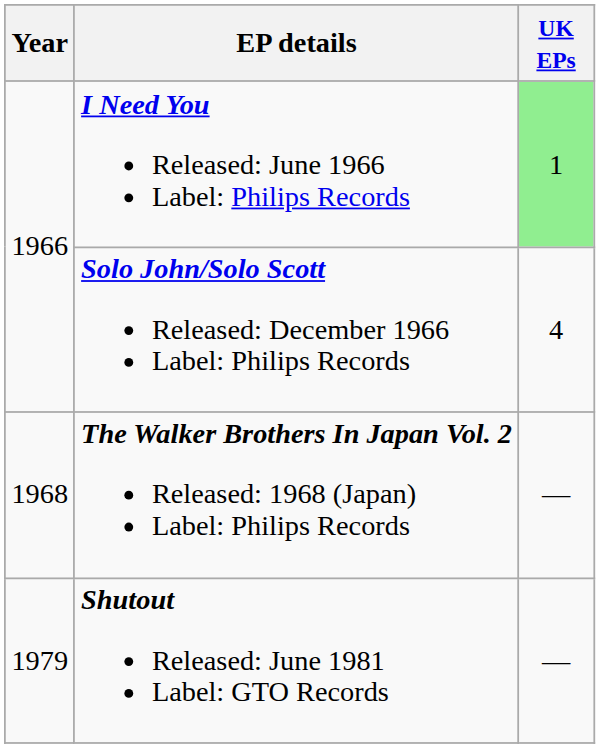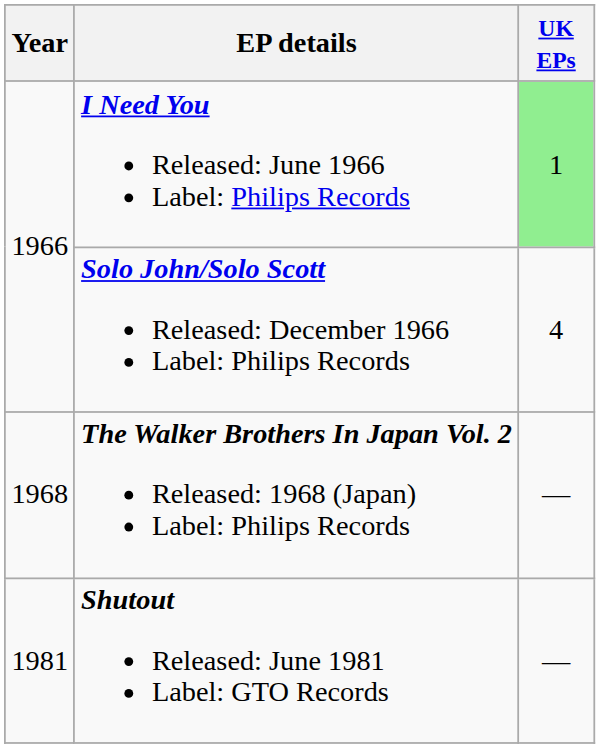(40, 659) 1979 -> (40, 659) 1981
